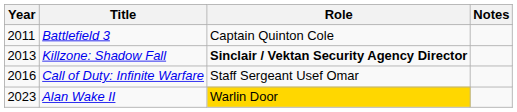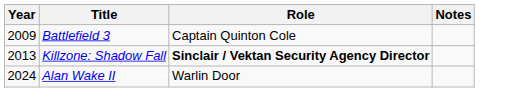(21, 35) 2011 -> (22, 35) 2009
- row: (123, 76)
(22, 96) 2023 -> (22, 76) 2024
(244, 96) gold background -> (206, 76) no background
